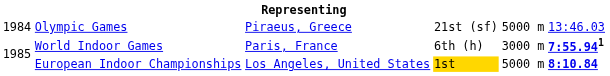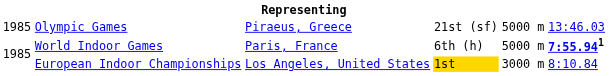(17, 27) 1984 -> (17, 27) 1985
(523, 46) 3000 m -> (523, 46) 5000 m
(523, 64) 5000 m -> (523, 64) 3000 m
(573, 64) bold -> (573, 64) normal
